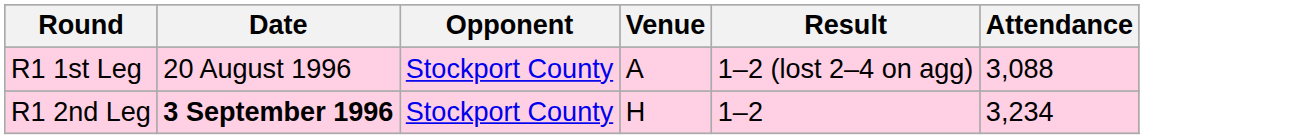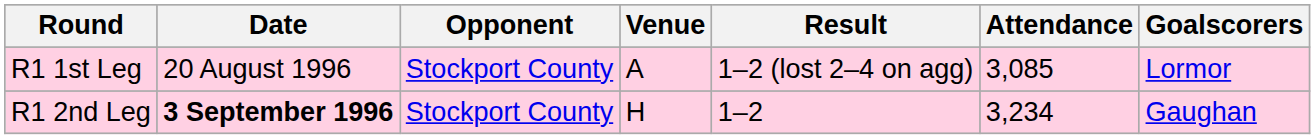+ column: (1224, 25)
(1020, 68) 3,088 -> (1020, 68) 3,085
